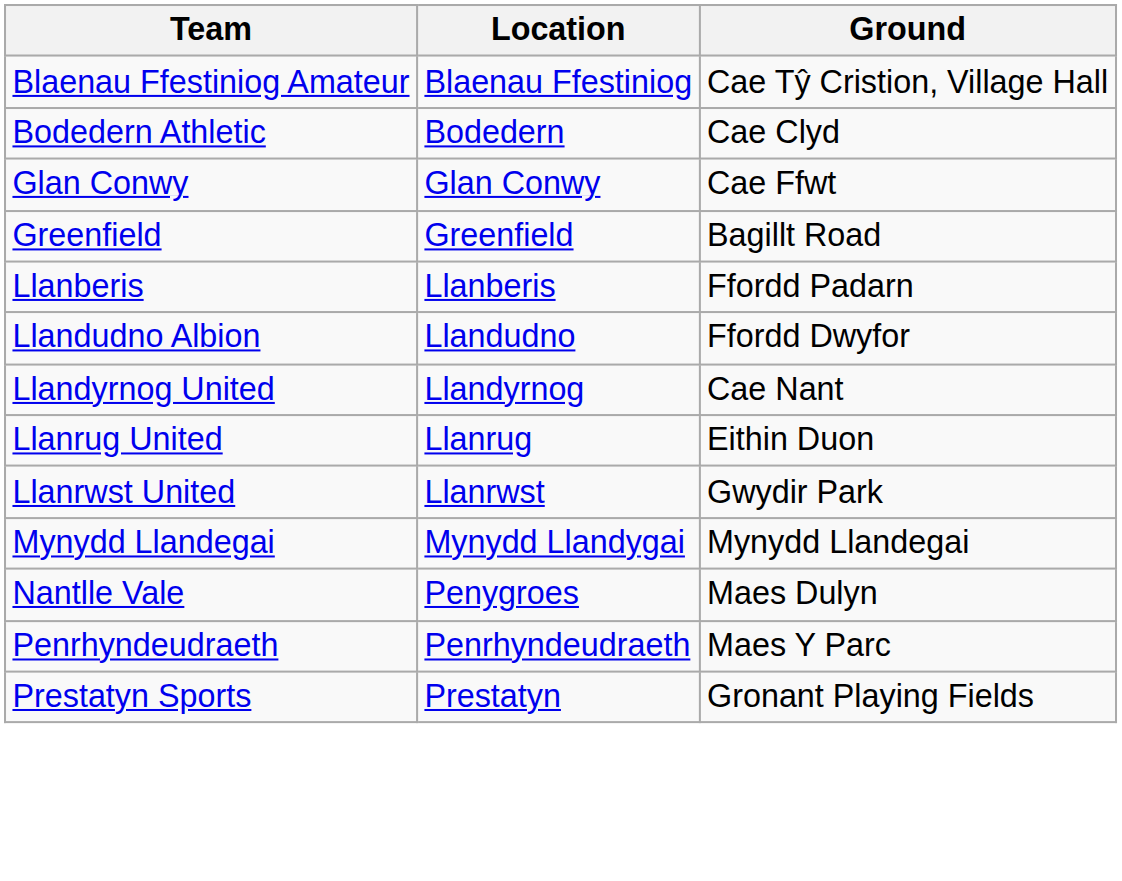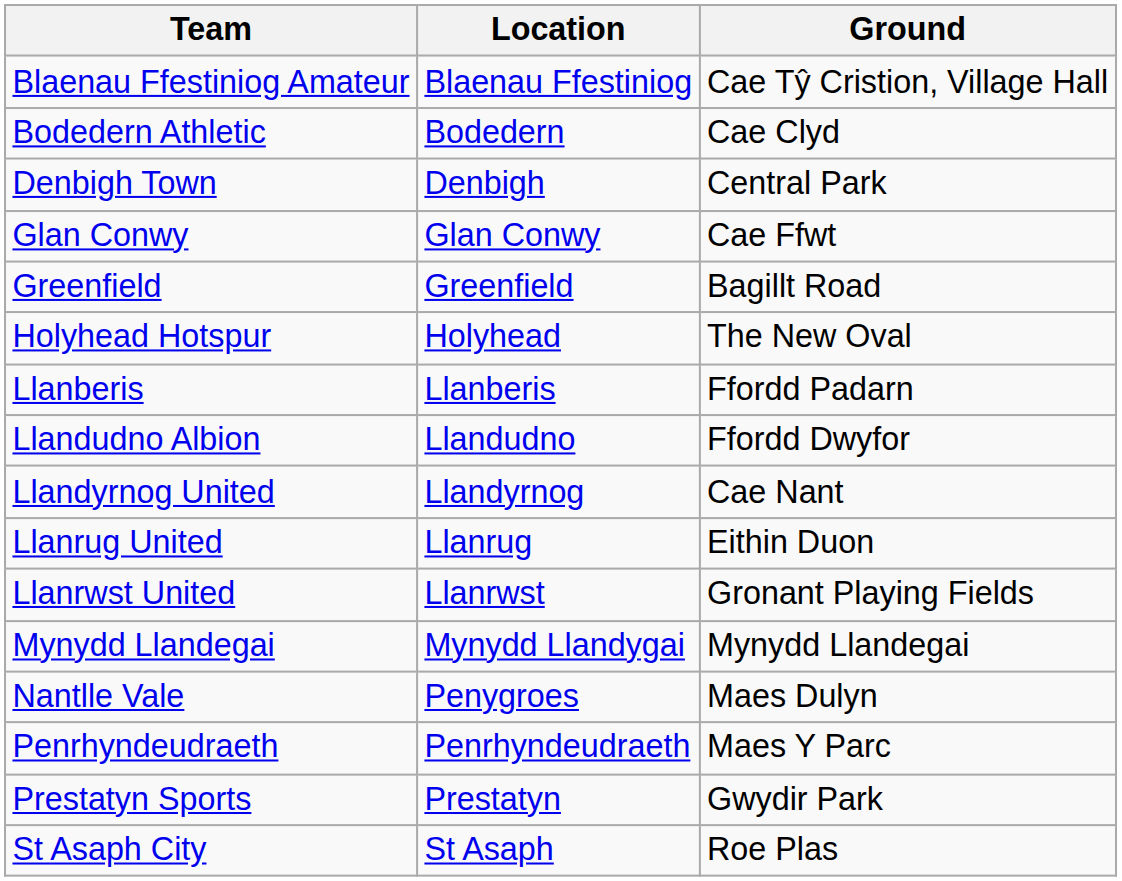+ row: (115, 183)
+ row: (142, 337)
(795, 491) Gwydir Park -> (871, 593) Gronant Playing Fields
(871, 696) Gronant Playing Fields -> (795, 798) Gwydir Park
+ row: (109, 850)
